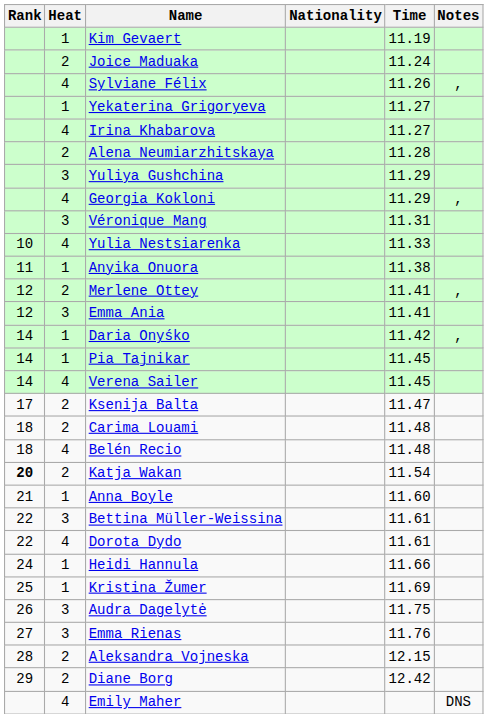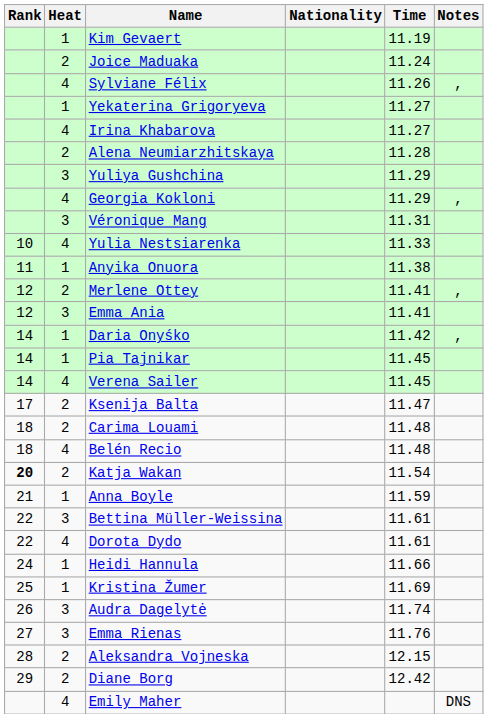(410, 497) 11.60 -> (410, 497) 11.59
(410, 611) 11.75 -> (410, 611) 11.74
